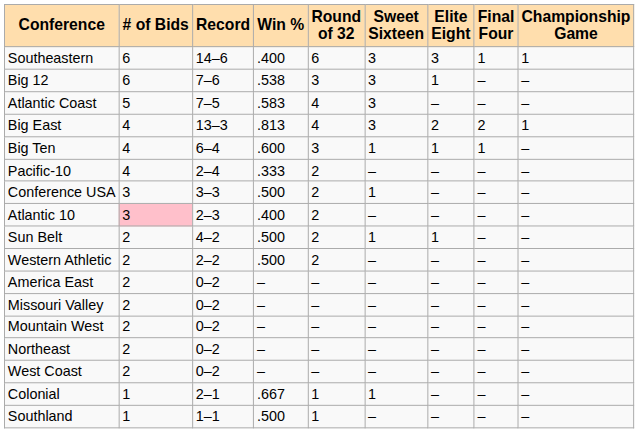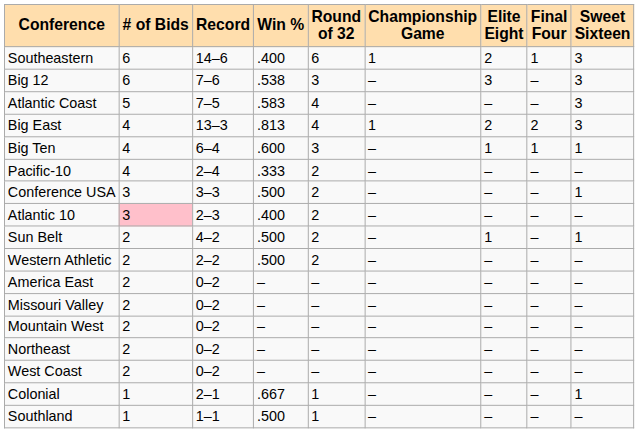columns swapped: (396, 25) <-> (576, 25)
(435, 58) 3 -> (488, 58) 2
(435, 81) 1 -> (488, 81) 3
